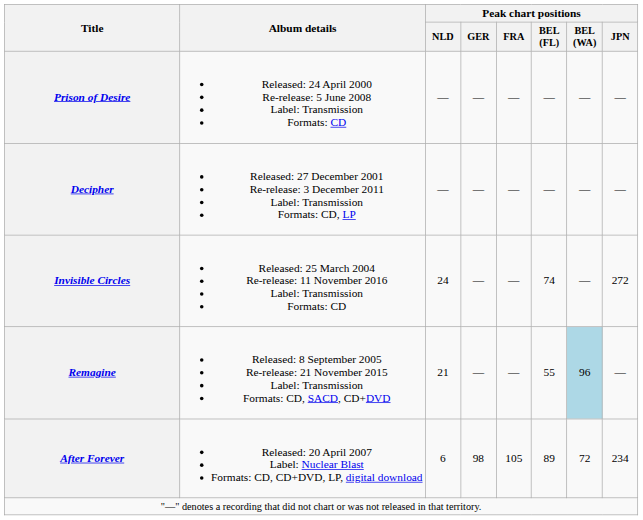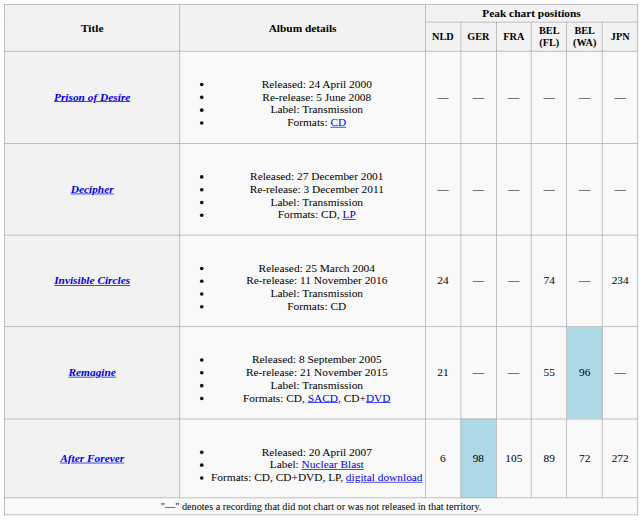(620, 281) 272 -> (620, 281) 234
(478, 458) no background -> (478, 458) lightblue background
(620, 458) 234 -> (620, 458) 272
